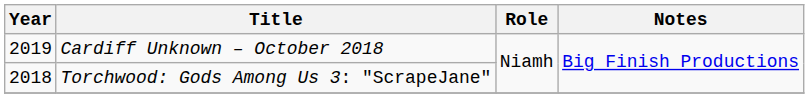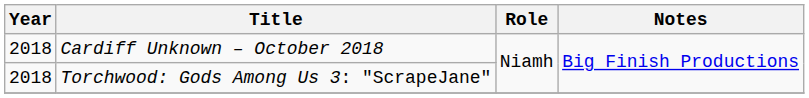(31, 49) 2019 -> (31, 49) 2018
